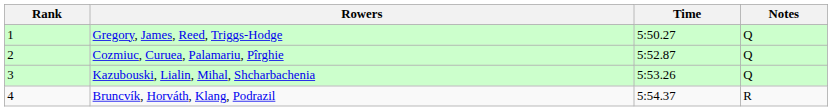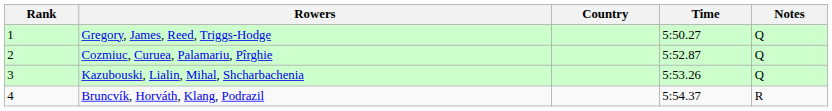+ column: (605, 14)
